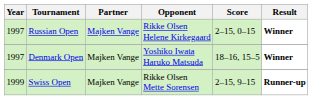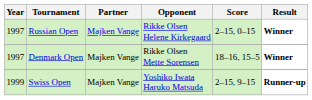(173, 57) Yoshiko Iwata Haruko Matsuda -> (171, 57) Rikke Olsen Mette Sorensen
(171, 82) Rikke Olsen Mette Sorensen -> (173, 82) Yoshiko Iwata Haruko Matsuda
